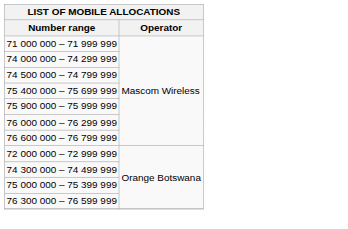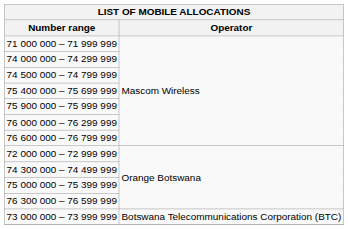+ row: (62, 216)
